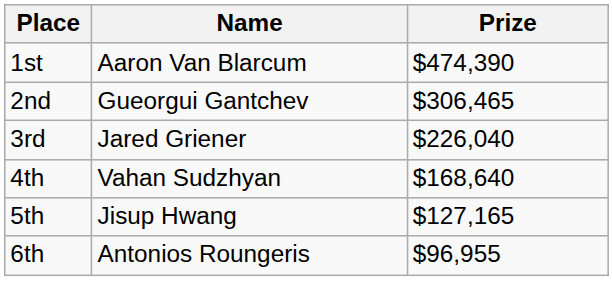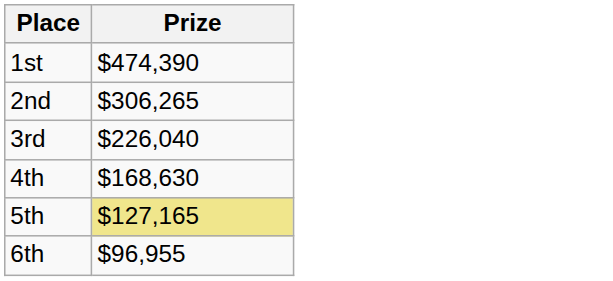- column: (250, 23)
(464, 100) $306,465 -> (148, 100) $306,265
(464, 178) $168,640 -> (148, 178) $168,630
(464, 216) no background -> (148, 216) khaki background
